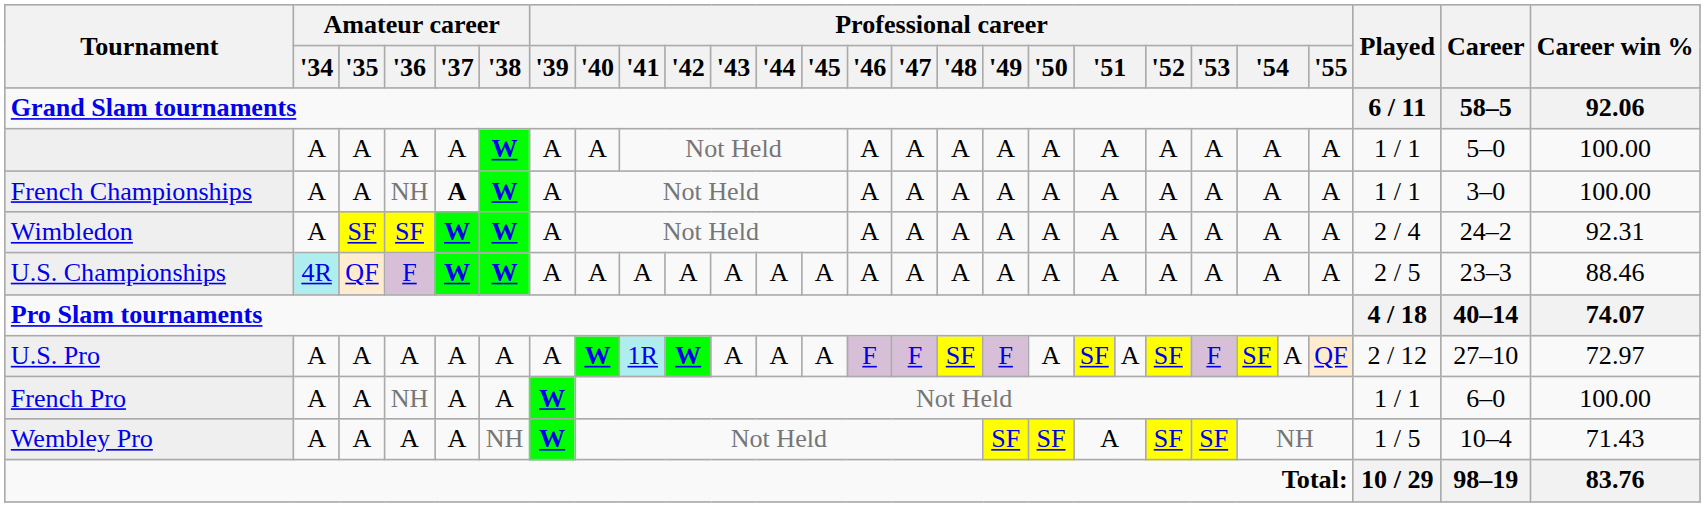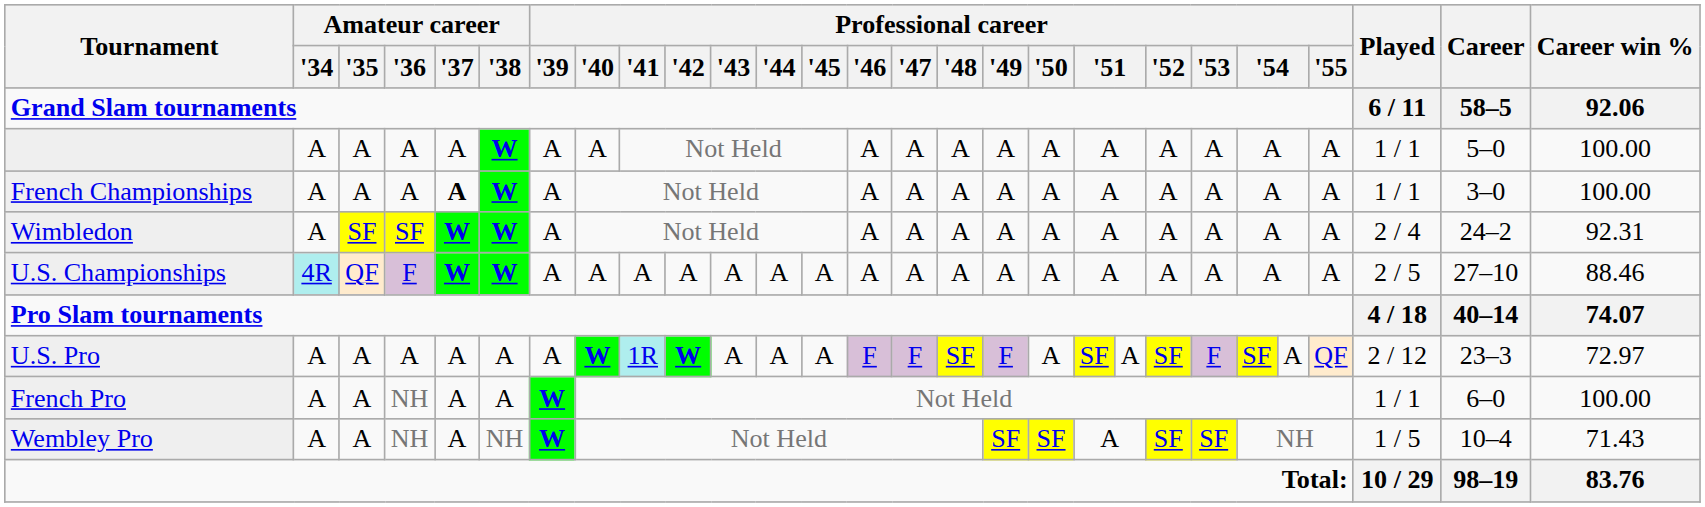(410, 190) NH -> (409, 190) A
(1486, 273) 23–3 -> (1486, 273) 27–10
(1486, 356) 27–10 -> (1486, 356) 23–3
(409, 438) A -> (410, 438) NH
